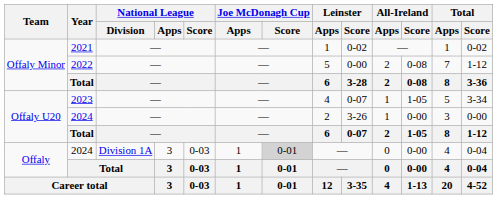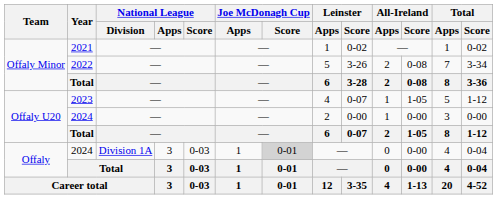(357, 64) 0-00 -> (357, 64) 3-26
(477, 64) 1-12 -> (477, 64) 3-34
(477, 99) 3-34 -> (477, 99) 1-12
(357, 116) 3-26 -> (357, 116) 0-00
